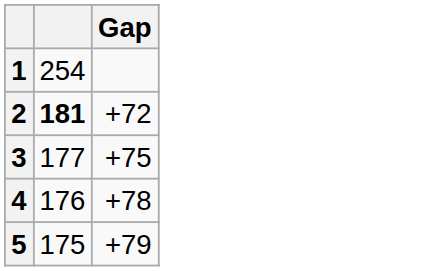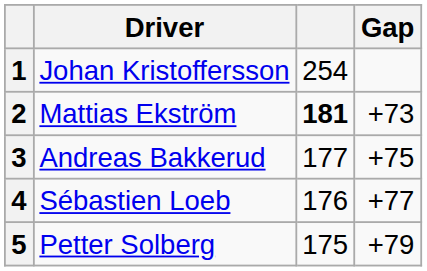+ column: (164, 27)
(128, 114) +72 -> (391, 114) +73
(128, 201) +78 -> (391, 201) +77
